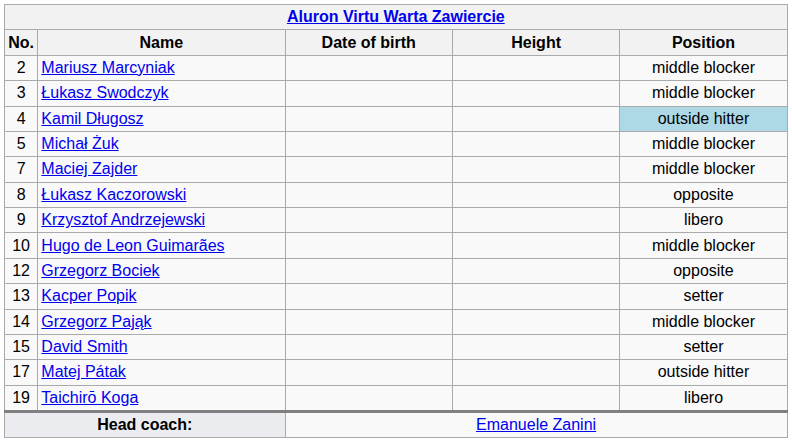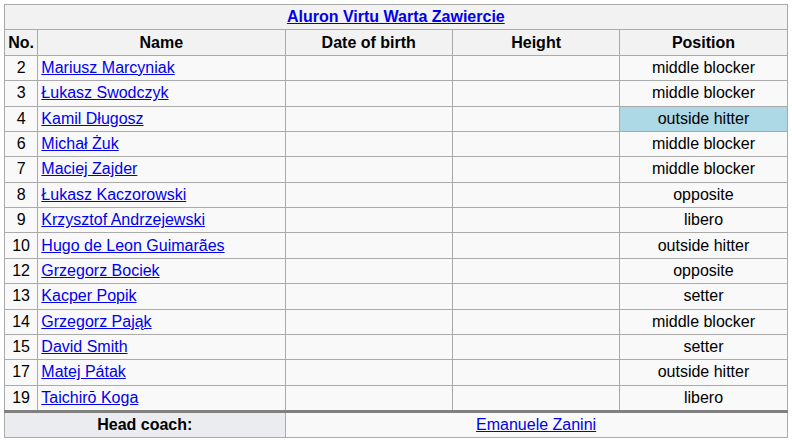(21, 144) 5 -> (21, 144) 6
(703, 245) middle blocker -> (703, 245) outside hitter
